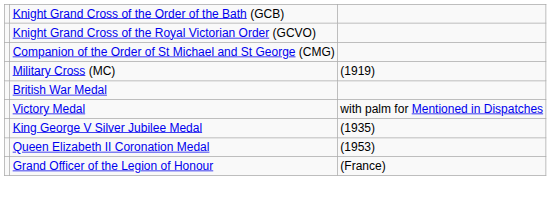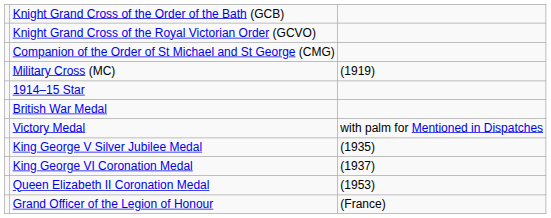+ row: (49, 90)
+ row: (103, 166)
